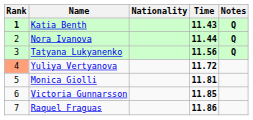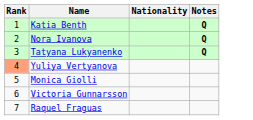- column: (204, 11)
(17, 25) bold -> (17, 25) normal
